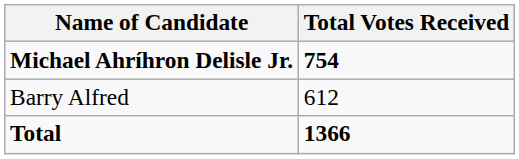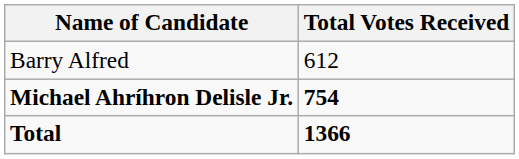rows swapped: (152, 60) <-> (69, 97)
